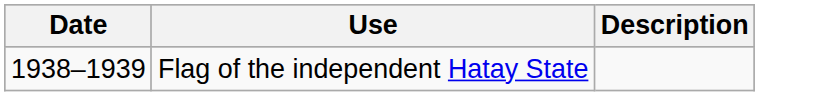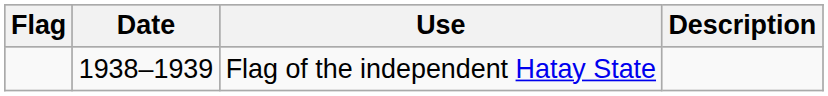+ column: (39, 25)
